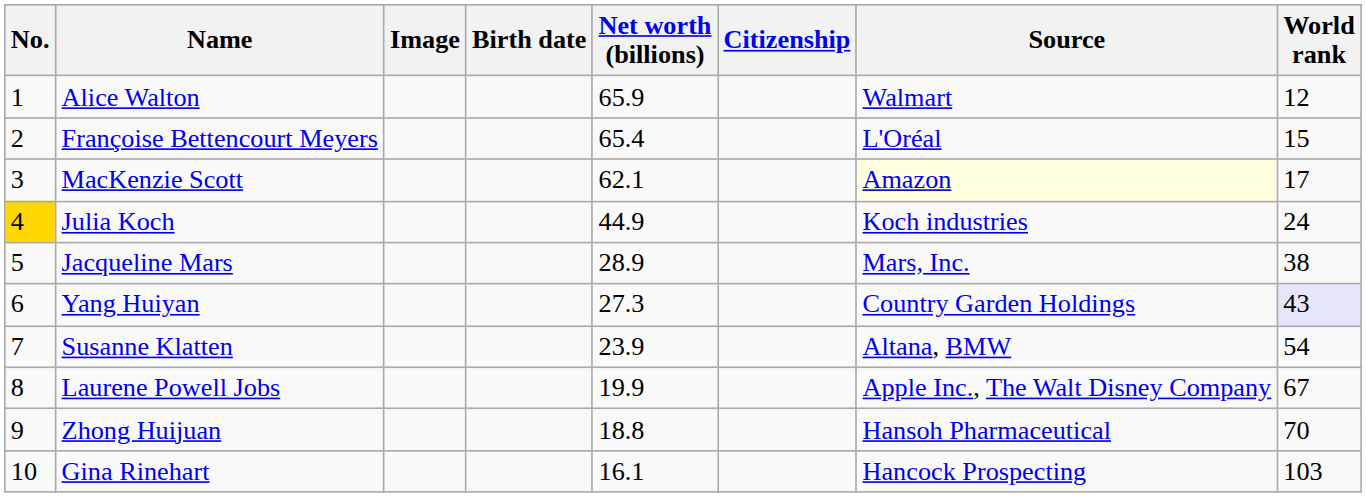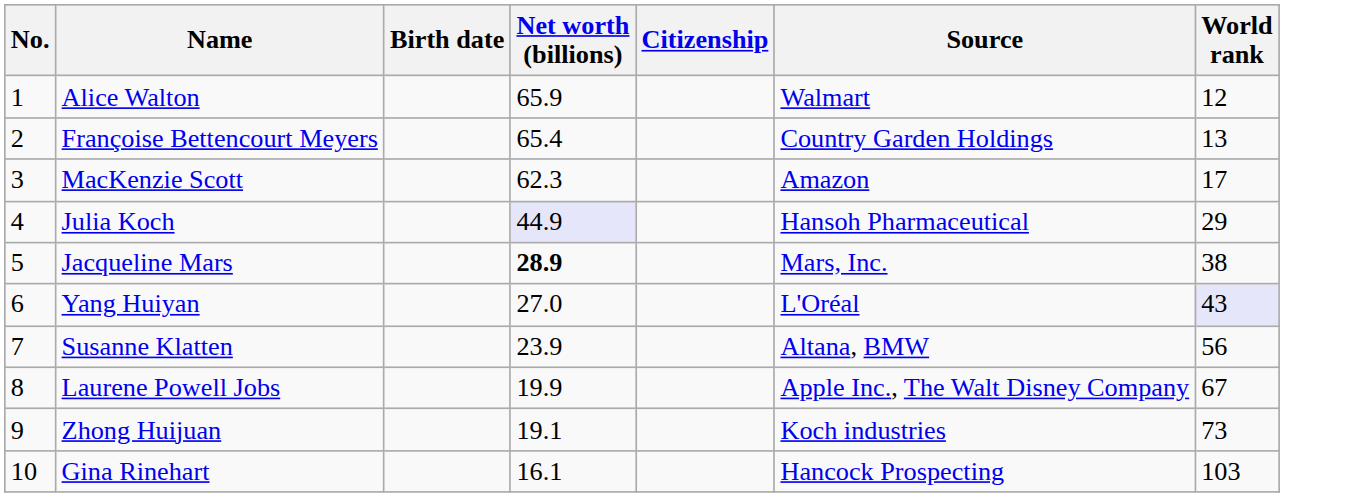- column: (425, 40)
(902, 138) L'Oréal -> (917, 138) Country Garden Holdings
(1296, 138) 15 -> (1214, 138) 13
(621, 179) 62.1 -> (539, 179) 62.3
(907, 179) lightyellow background -> (825, 179) no background
(17, 221) gold background -> (17, 221) no background
(621, 221) no background -> (539, 221) lavender background
(945, 221) Koch industries -> (905, 221) Hansoh Pharmaceutical
(1296, 221) 24 -> (1214, 221) 29
(621, 262) normal -> (539, 262) bold
(621, 304) 27.3 -> (539, 304) 27.0
(999, 304) Country Garden Holdings -> (820, 304) L'Oréal
(1296, 346) 54 -> (1214, 346) 56
(621, 429) 18.8 -> (539, 429) 19.1
(987, 429) Hansoh Pharmaceutical -> (863, 429) Koch industries
(1296, 429) 70 -> (1214, 429) 73
